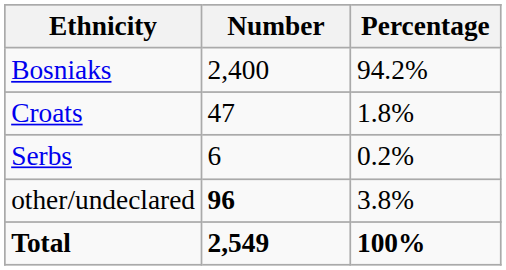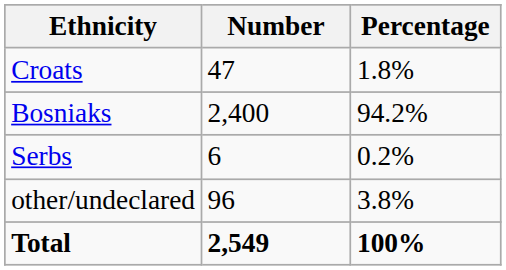rows swapped: (61, 69) <-> (47, 112)
(221, 199) bold -> (221, 199) normal
